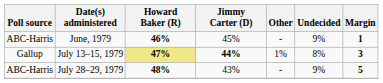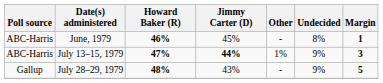(319, 39) 9% -> (319, 39) 8%
(30, 55) Gallup -> (30, 55) ABC-Harris
(161, 55) khaki background -> (161, 55) no background
(319, 55) 8% -> (319, 55) 9%
(30, 70) ABC-Harris -> (30, 70) Gallup
